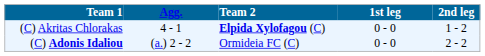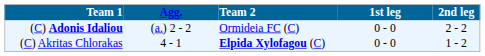rows swapped: (76, 43) <-> (71, 28)
